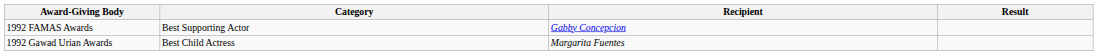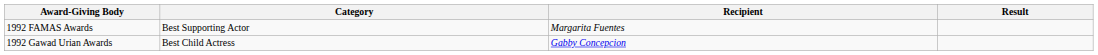(588, 27) Gabby Concepcion -> (588, 27) Margarita Fuentes
(588, 43) Margarita Fuentes -> (588, 43) Gabby Concepcion
